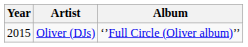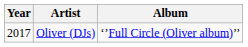(19, 32) 2015 -> (19, 32) 2017
